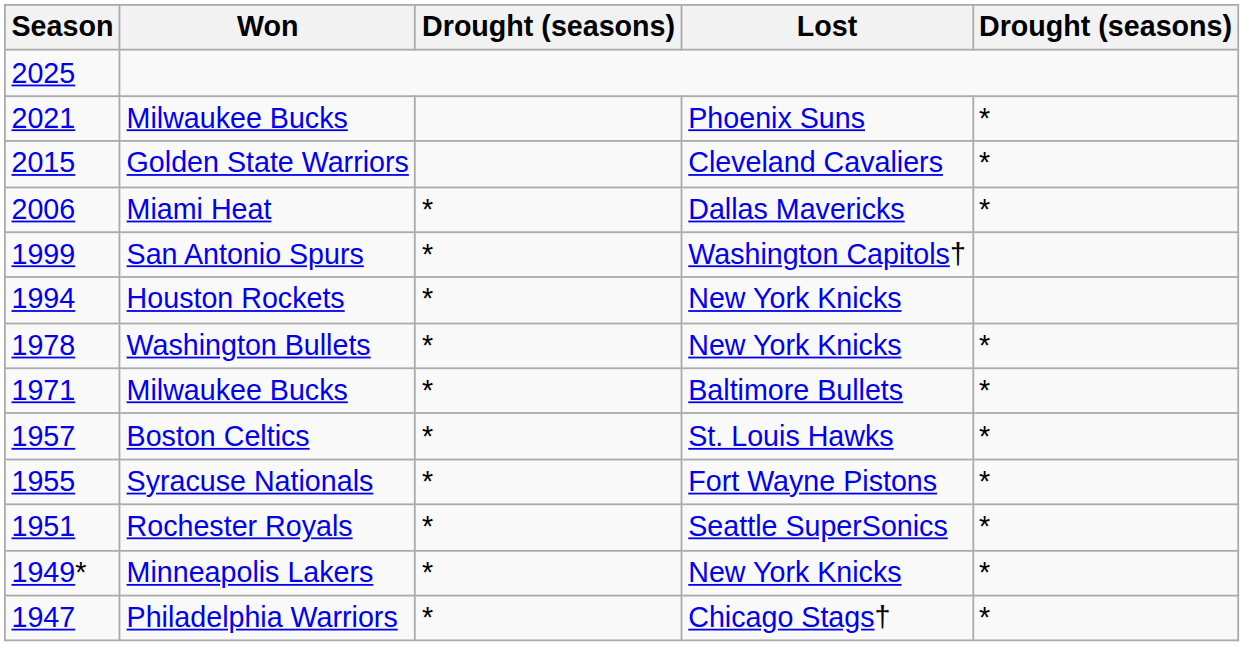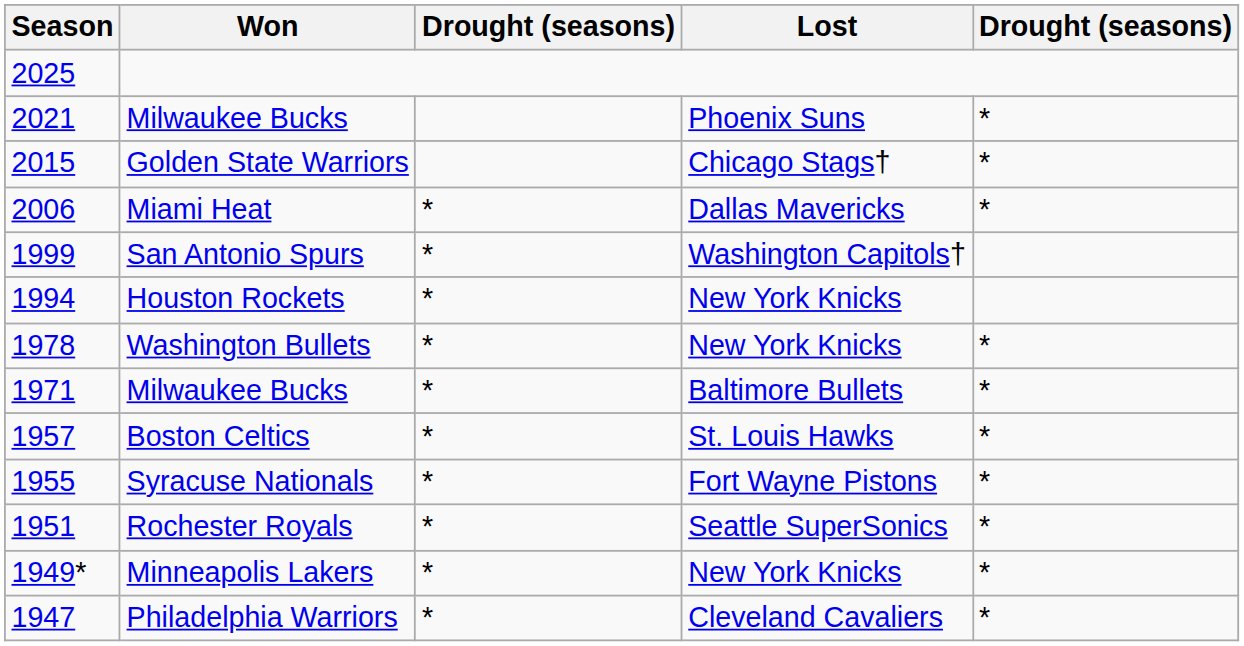(816, 163) Cleveland Cavaliers -> (789, 163) Chicago Stags†
(789, 617) Chicago Stags† -> (816, 617) Cleveland Cavaliers
